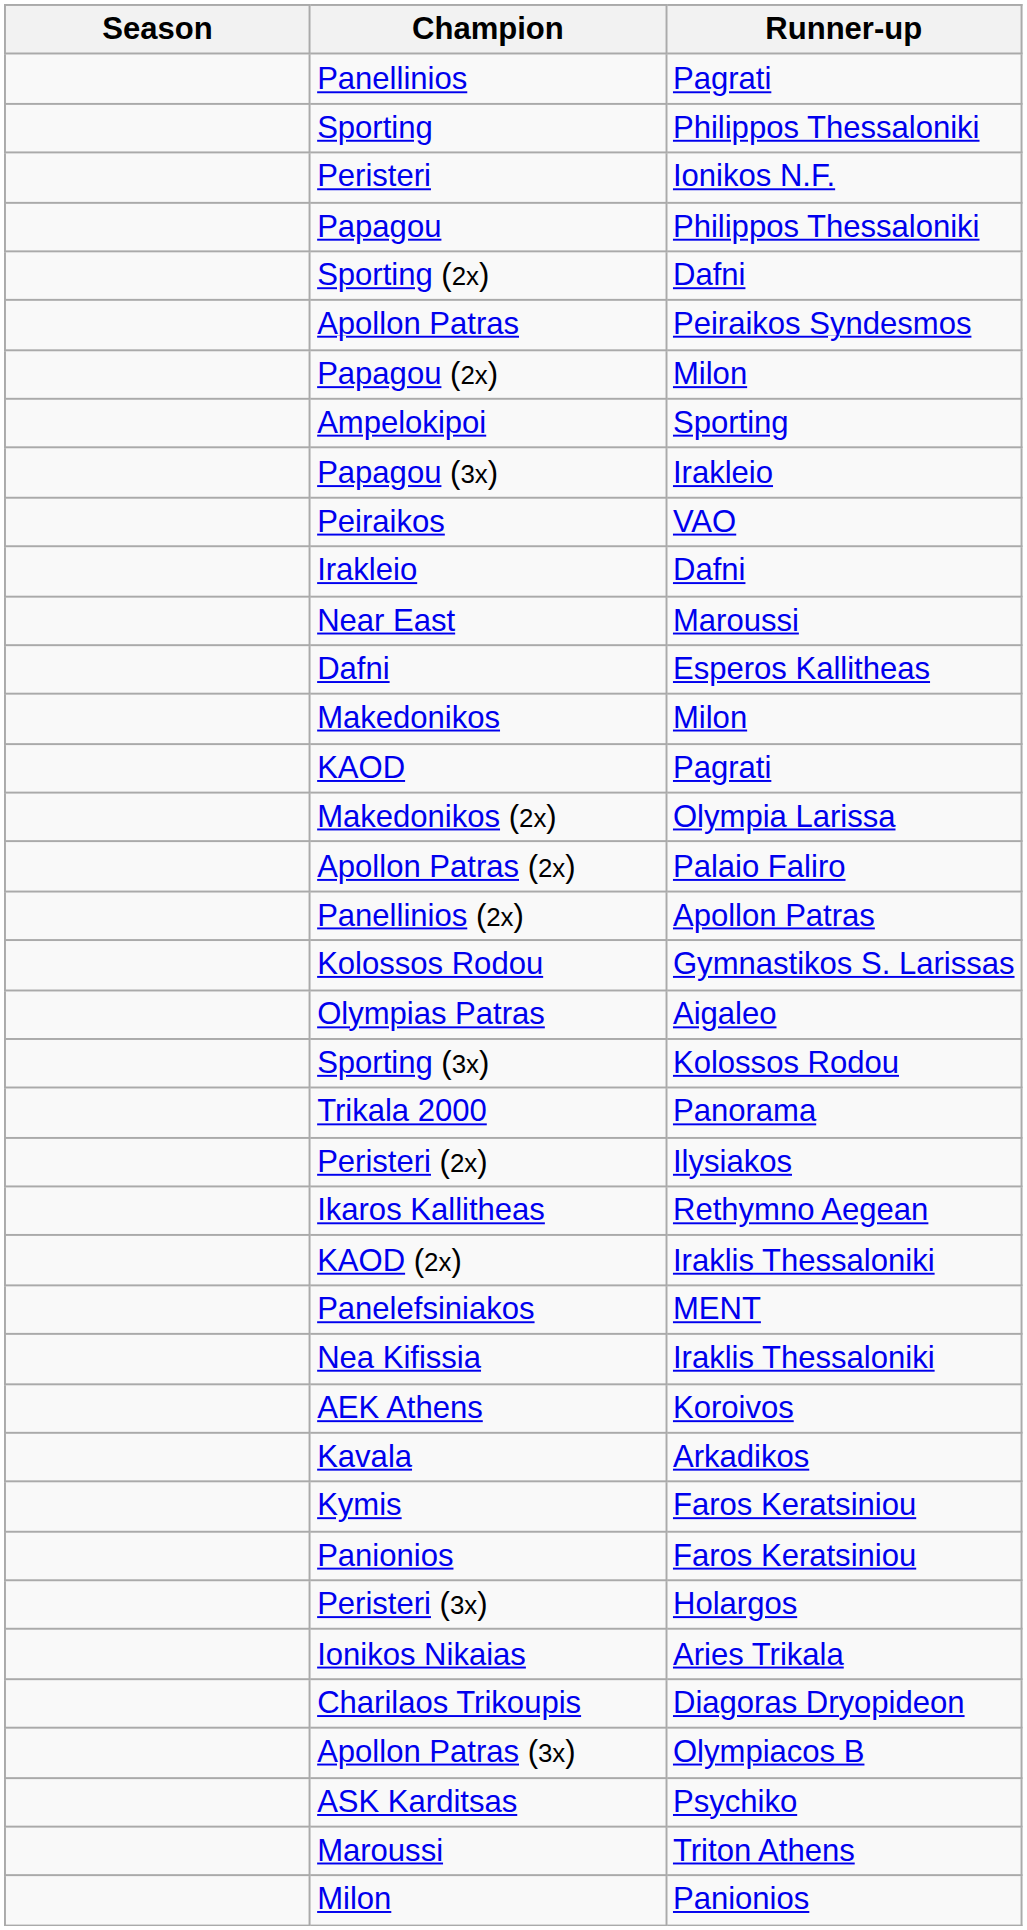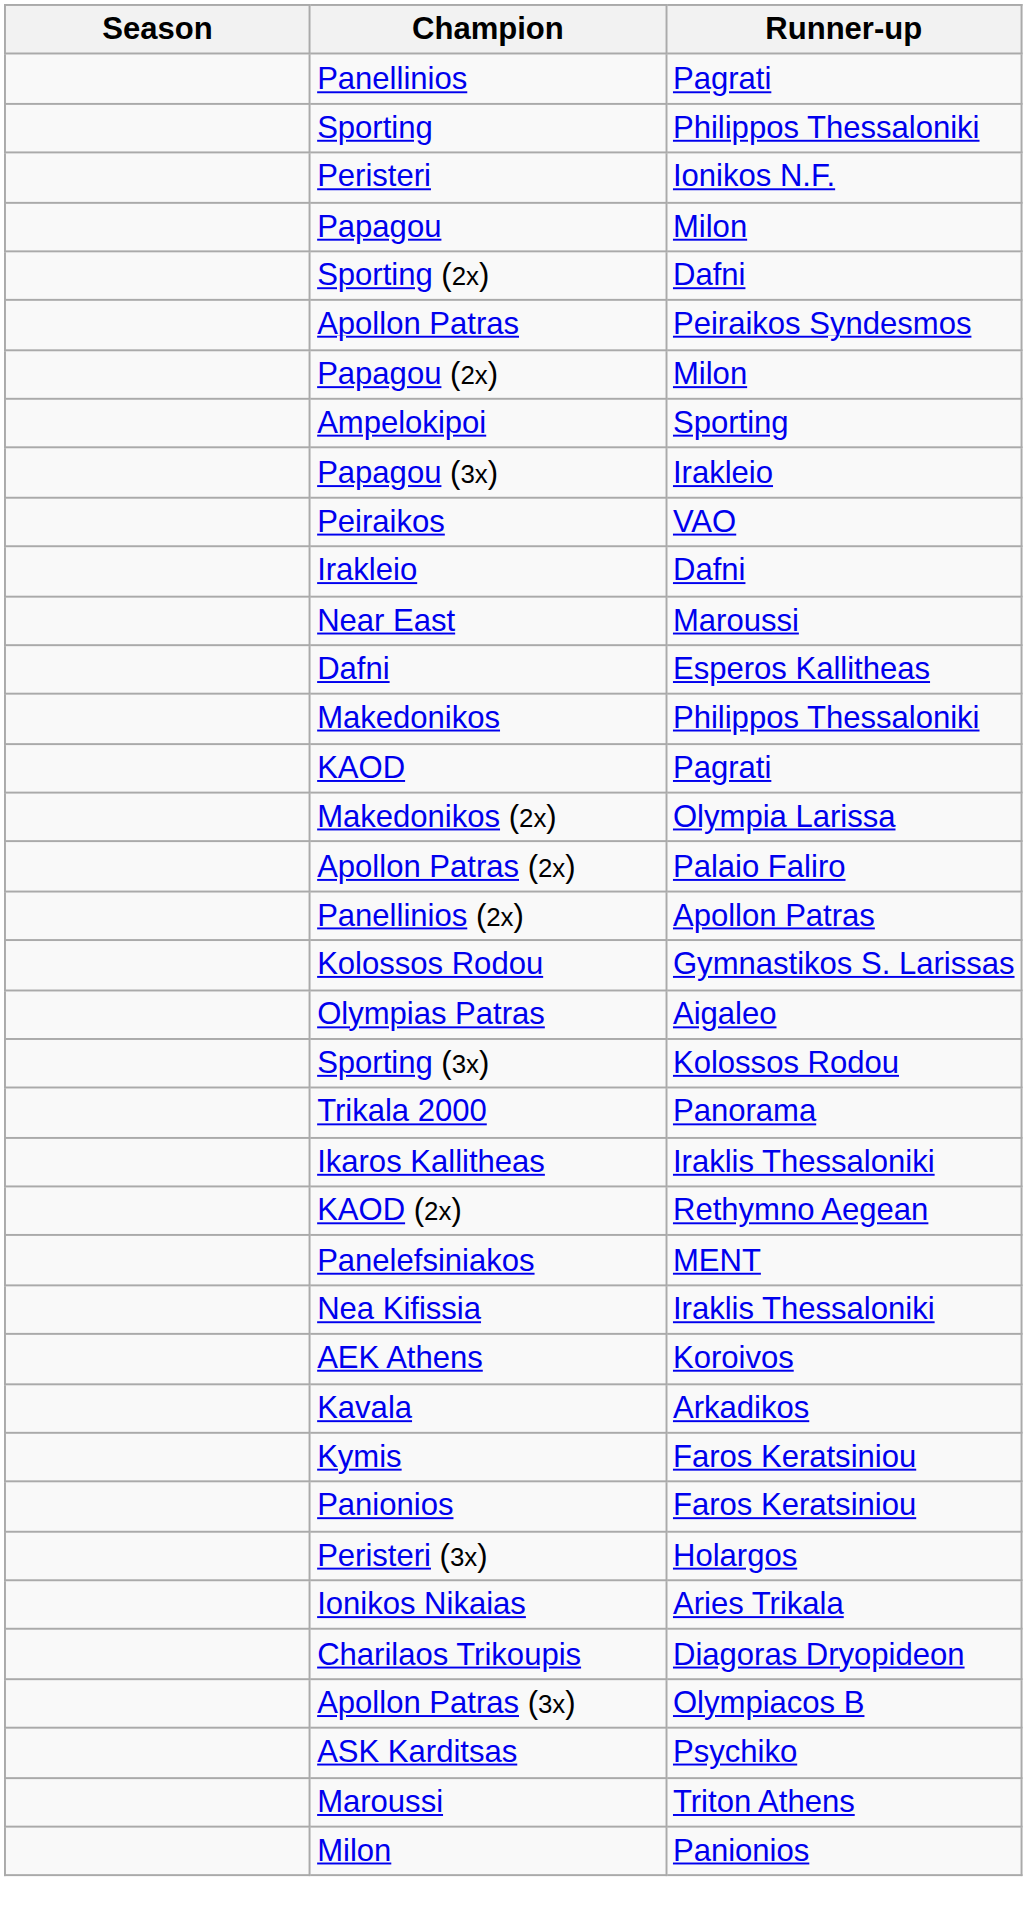(826, 226) Philippos Thessaloniki -> (710, 226) Milon
(710, 718) Milon -> (826, 718) Philippos Thessaloniki
- row: (402, 1161)
(801, 1210) Rethymno Aegean -> (804, 1161) Iraklis Thessaloniki
(804, 1259) Iraklis Thessaloniki -> (801, 1210) Rethymno Aegean
